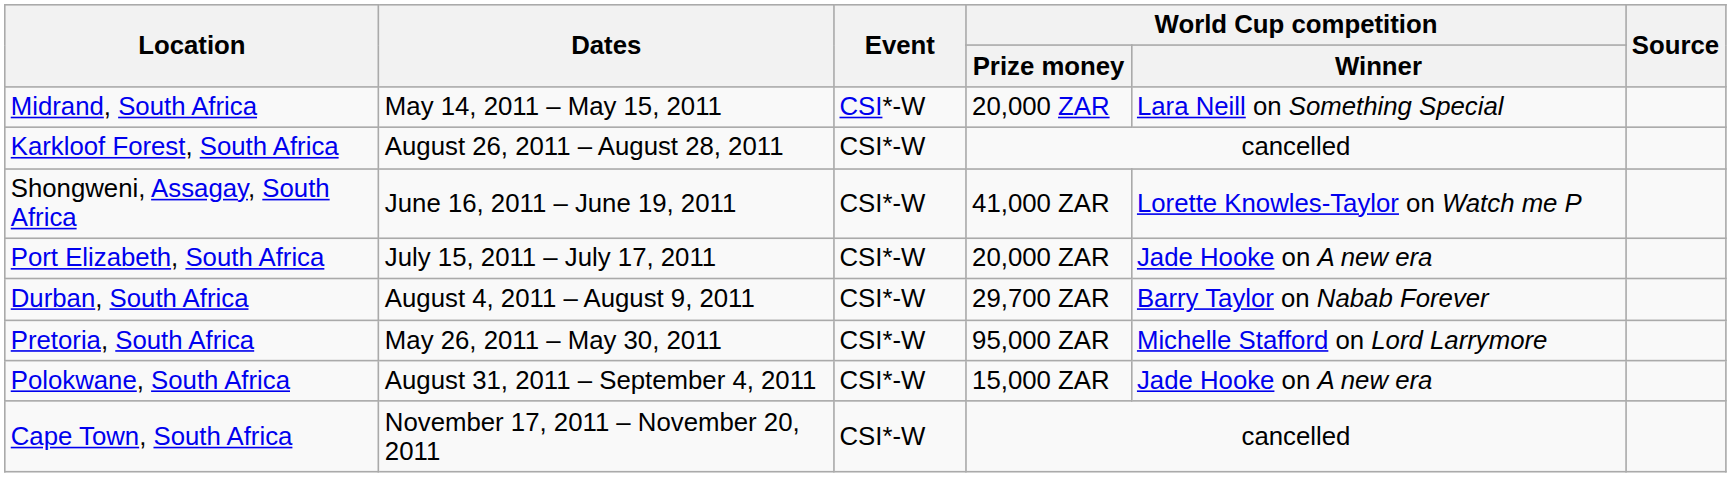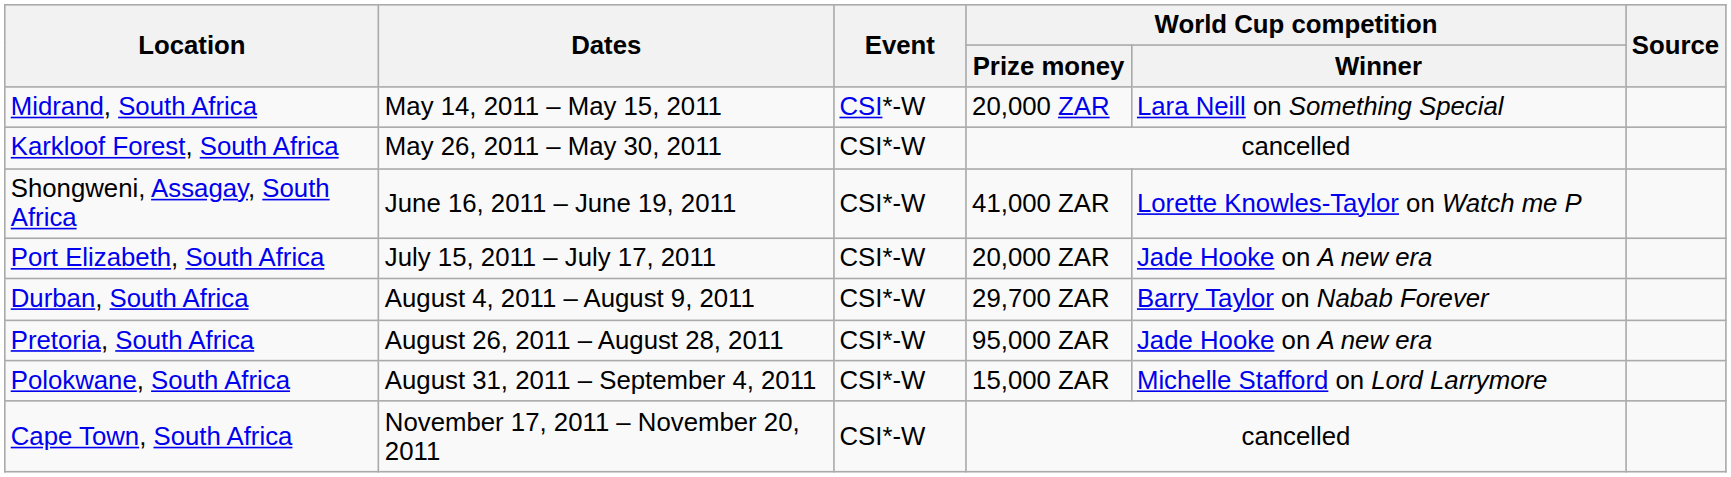(584, 147) August 26, 2011 – August 28, 2011 -> (553, 147) May 26, 2011 – May 30, 2011
(553, 339) May 26, 2011 – May 30, 2011 -> (584, 339) August 26, 2011 – August 28, 2011
(1342, 339) Michelle Stafford on Lord Larrymore -> (1285, 339) Jade Hooke on A new era
(1285, 380) Jade Hooke on A new era -> (1342, 380) Michelle Stafford on Lord Larrymore
